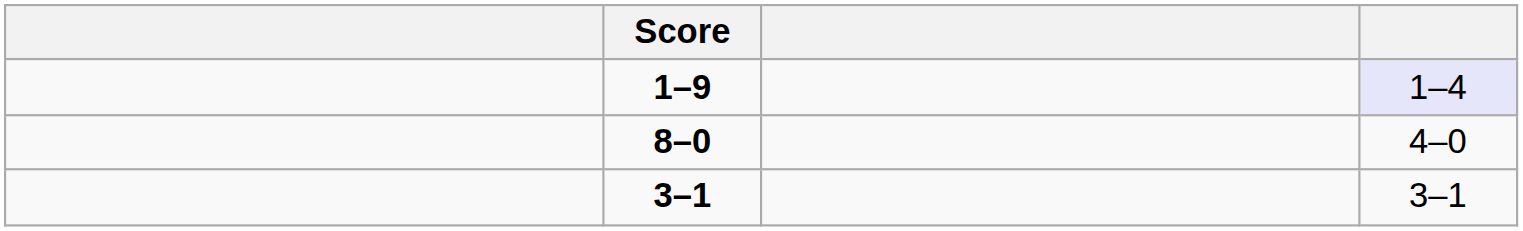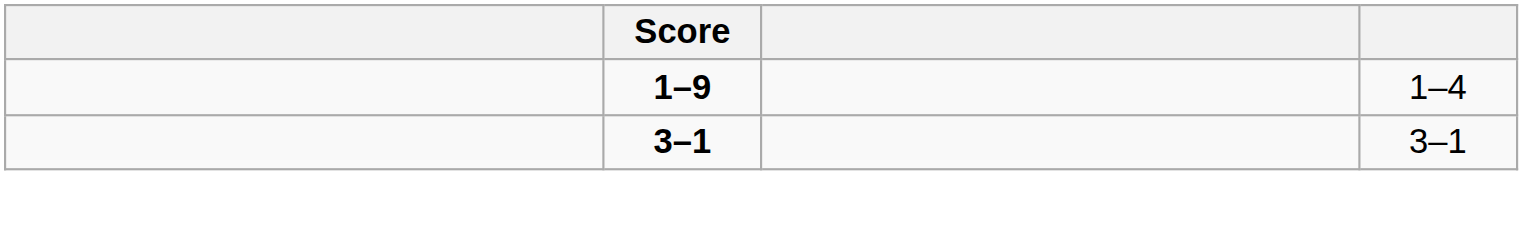(1438, 86) lavender background -> (1438, 86) no background
- row: (682, 141)
